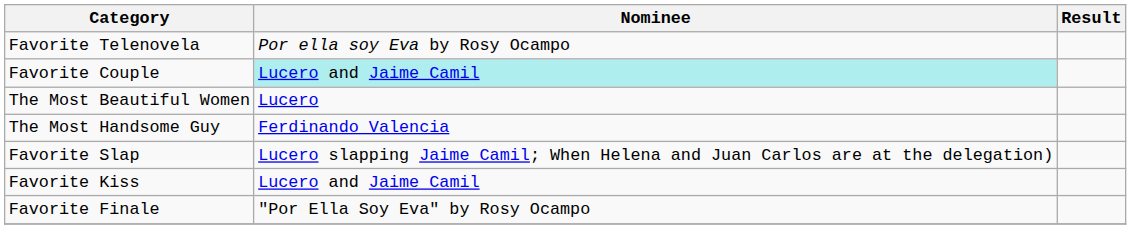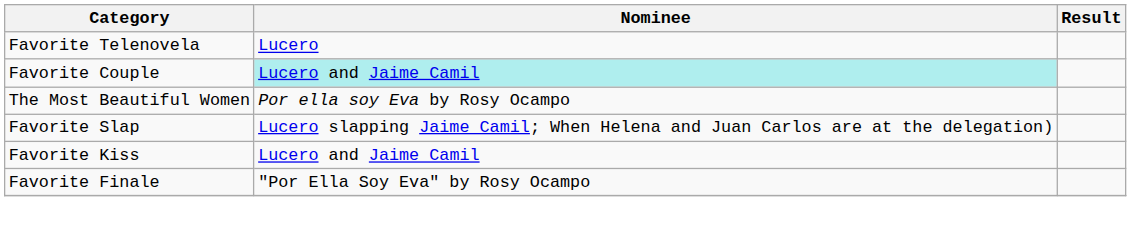(414, 46) Por ella soy Eva by Rosy Ocampo -> (288, 46) Lucero
(288, 100) Lucero -> (414, 100) Por ella soy Eva by Rosy Ocampo
- row: (114, 128)
